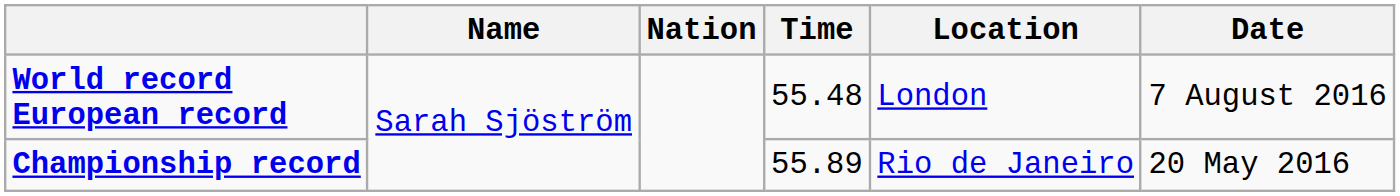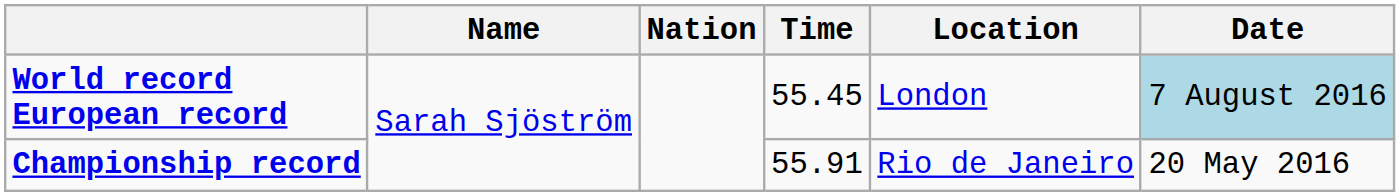(817, 97) 55.48 -> (817, 97) 55.45
(1268, 97) no background -> (1268, 97) lightblue background
(817, 165) 55.89 -> (817, 165) 55.91
